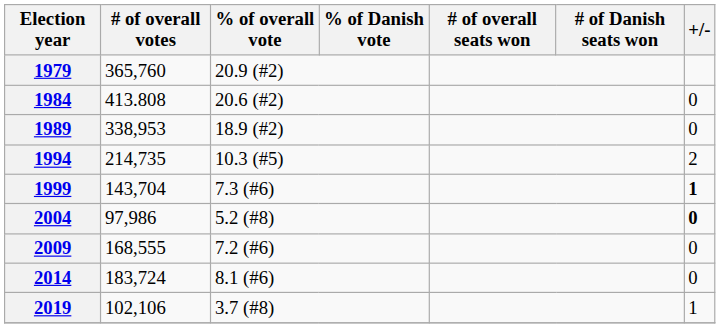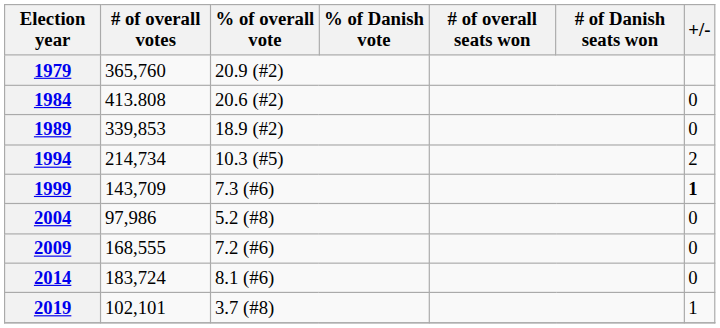(135, 129) 338,953 -> (135, 129) 339,853
(135, 159) 214,735 -> (135, 159) 214,734
(135, 188) 143,704 -> (135, 188) 143,709
(693, 218) bold -> (693, 218) normal
(135, 307) 102,106 -> (135, 307) 102,101
